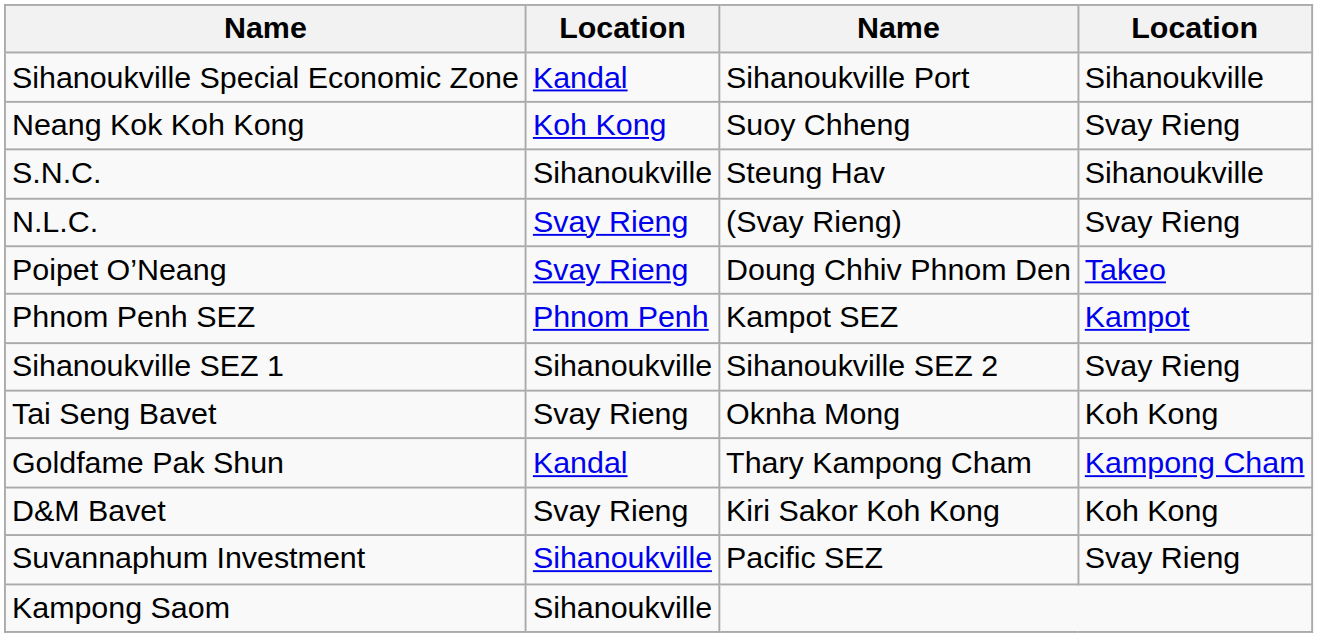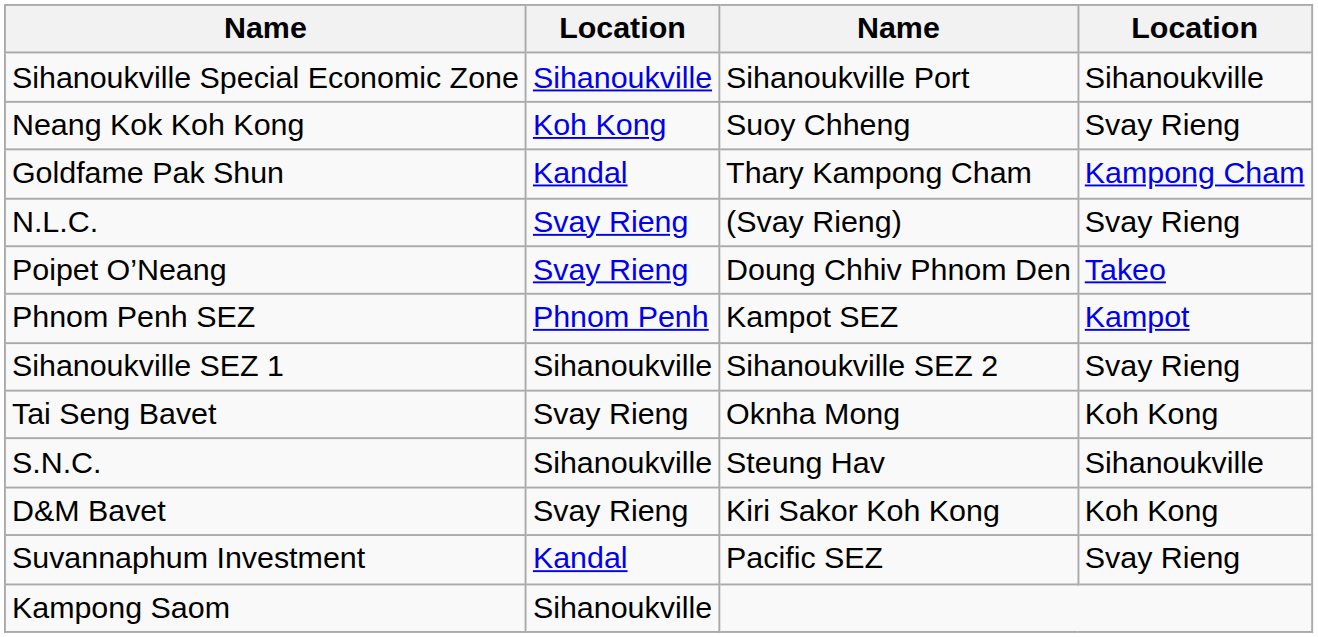(580, 76) Kandal -> (622, 76) Sihanoukville
rows swapped: (57, 173) <-> (148, 462)
(622, 558) Sihanoukville -> (580, 558) Kandal
